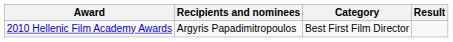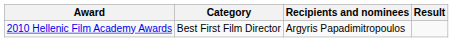columns swapped: (357, 12) <-> (239, 12)
